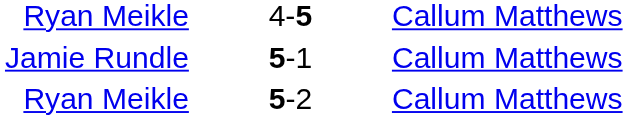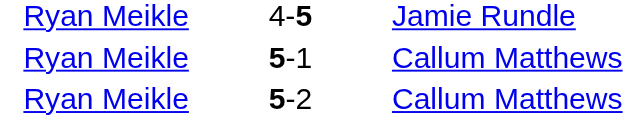(507, 16) Callum Matthews -> (484, 16) Jamie Rundle
(97, 58) Jamie Rundle -> (106, 58) Ryan Meikle
